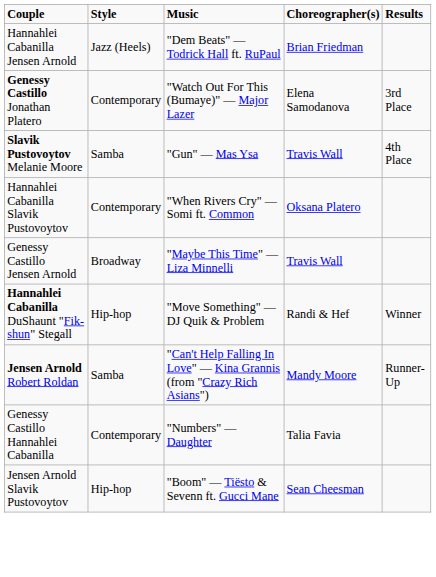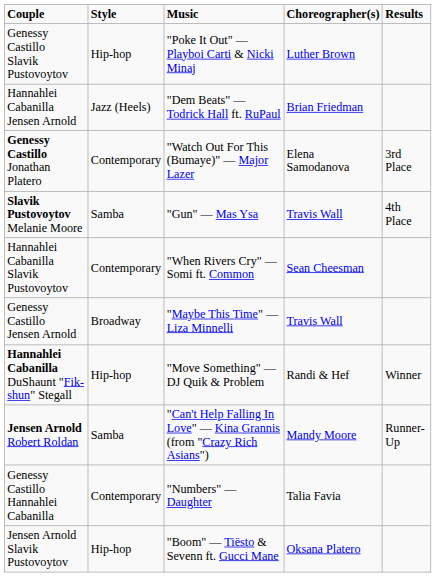+ row: (38, 53)
(324, 207) Oksana Platero -> (325, 267) Sean Cheesman
(325, 488) Sean Cheesman -> (324, 548) Oksana Platero
